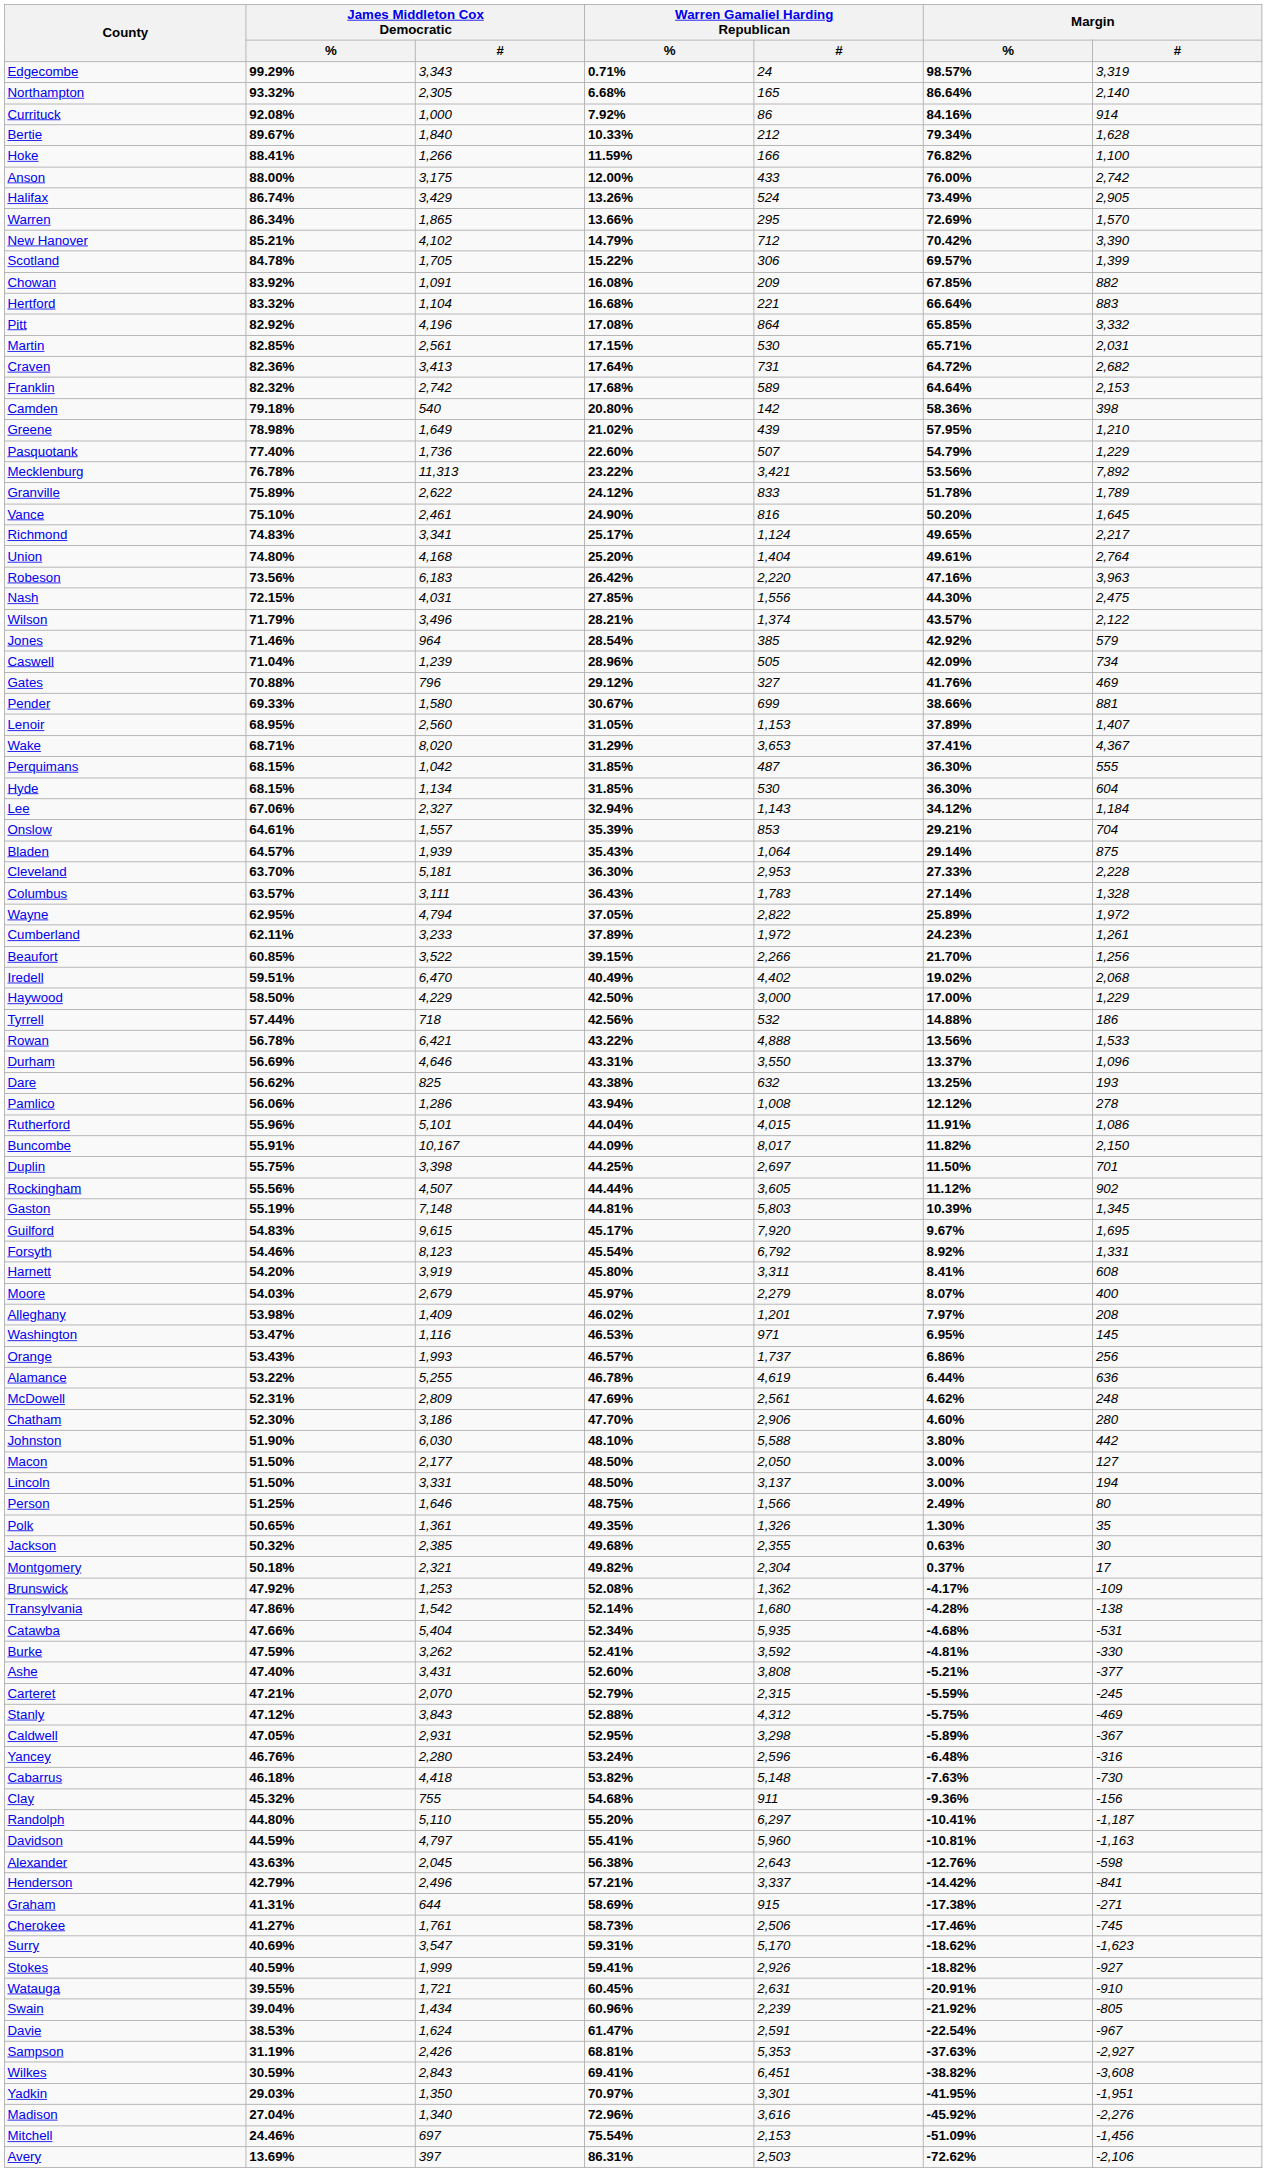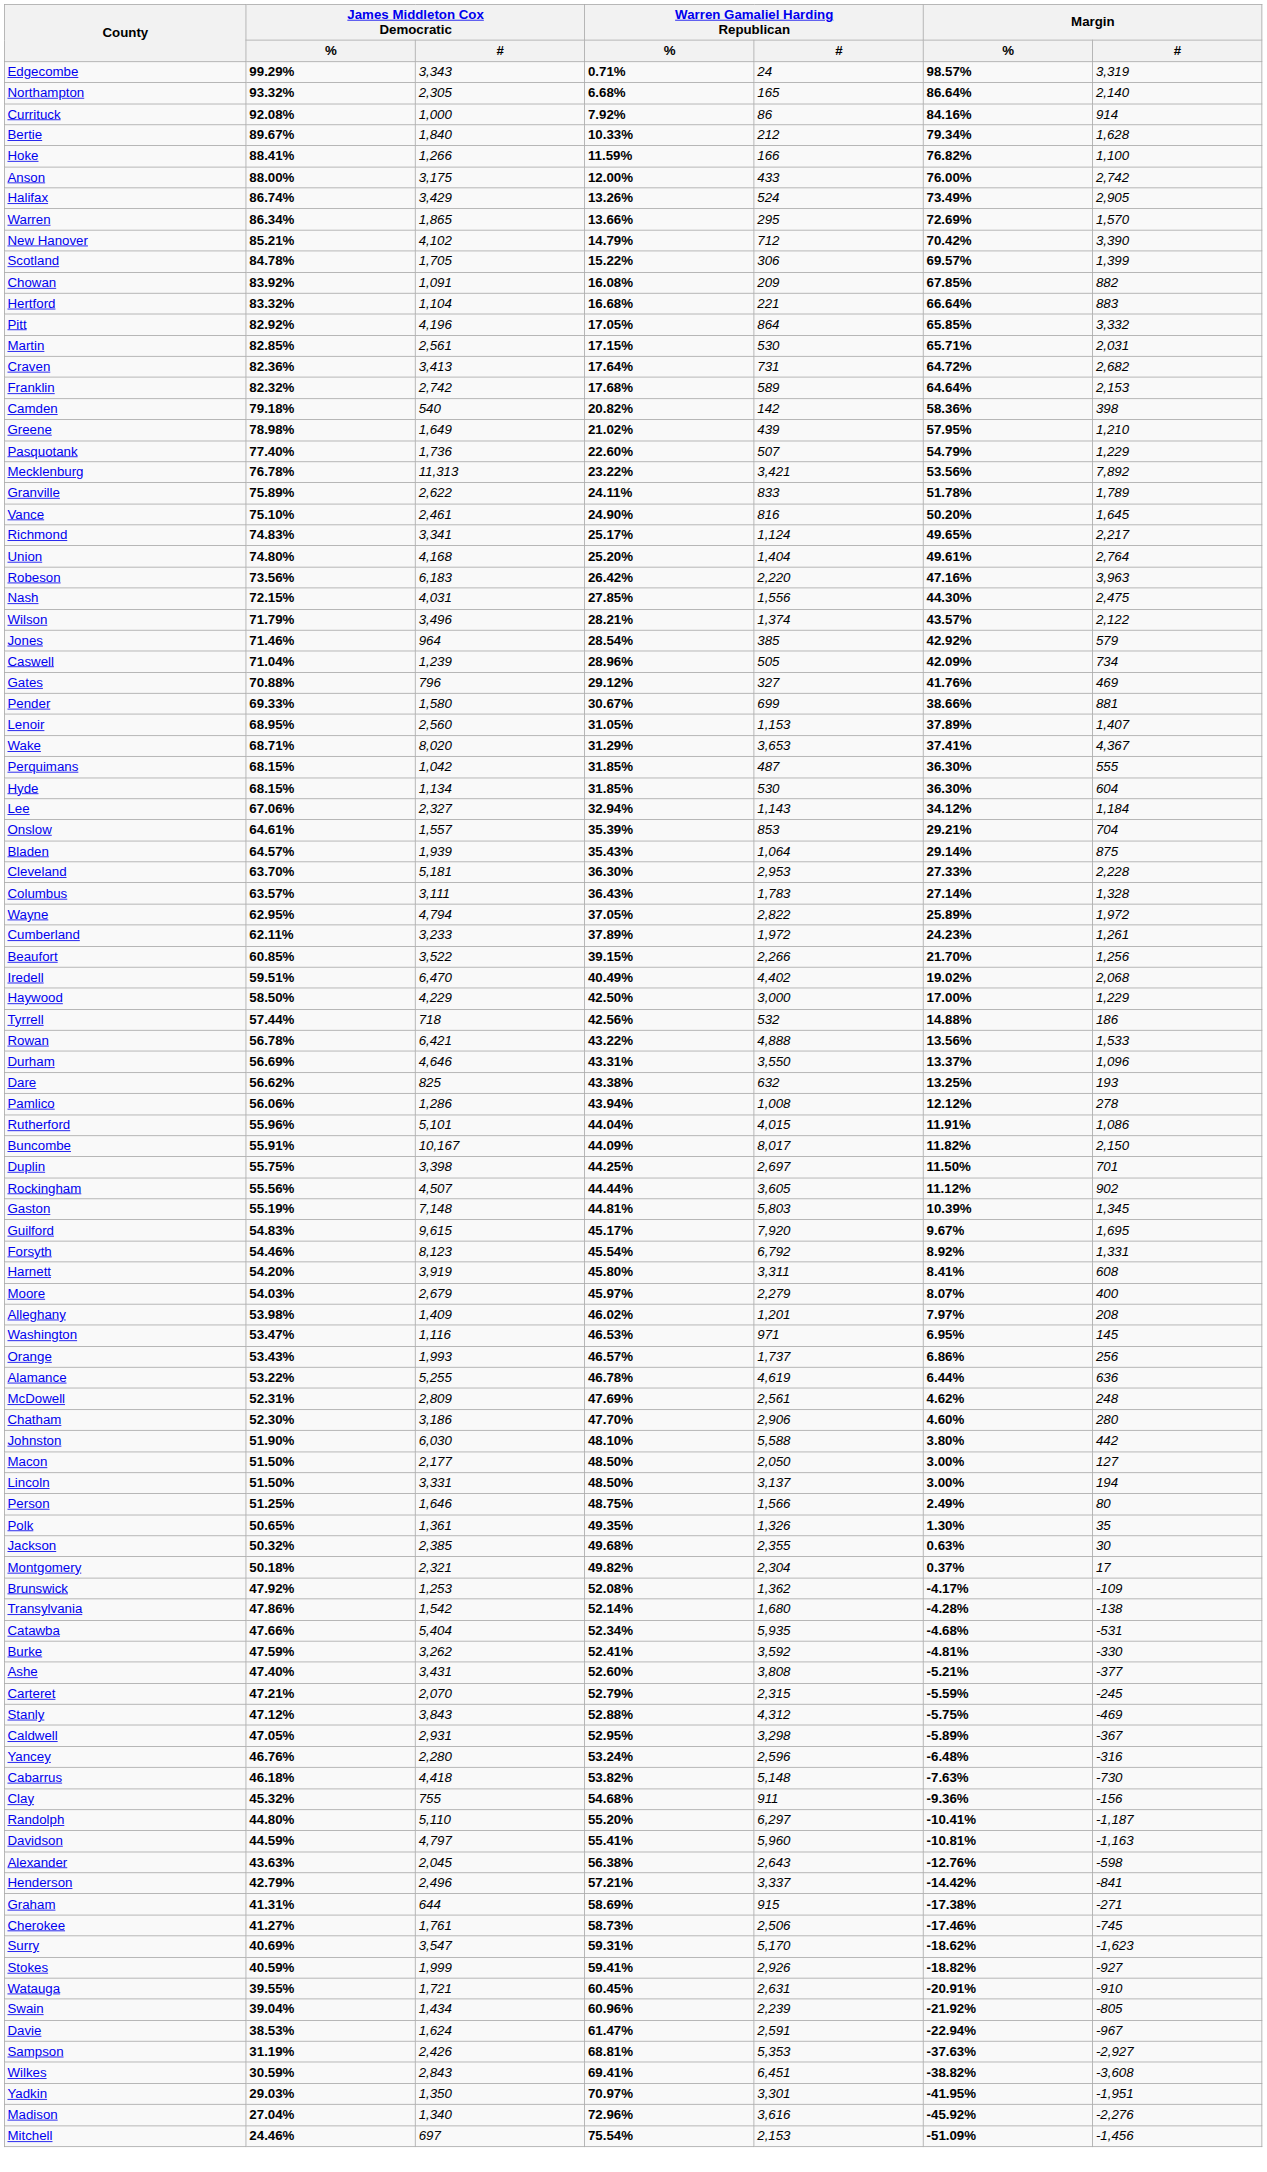(610, 324) 17.08% -> (610, 324) 17.05%
(610, 409) 20.80% -> (610, 409) 20.82%
(610, 493) 24.12% -> (610, 493) 24.11%
(951, 2030) -22.54% -> (951, 2030) -22.94%
- row: (24, 2157)
